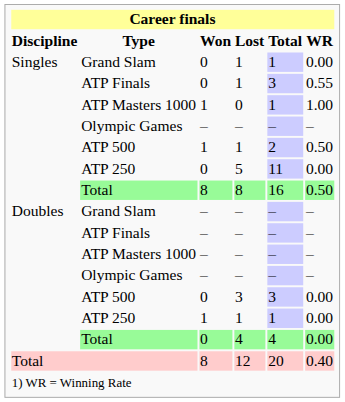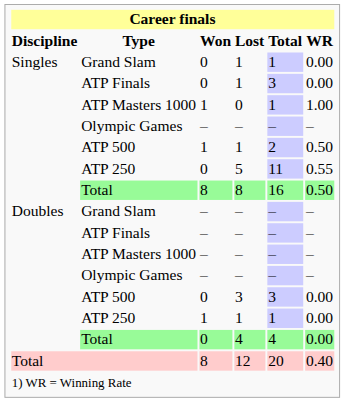(320, 83) 0.55 -> (320, 83) 0.00
(320, 169) 0.00 -> (320, 169) 0.55
